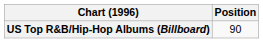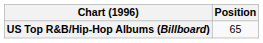(235, 29) 90 -> (235, 29) 65
